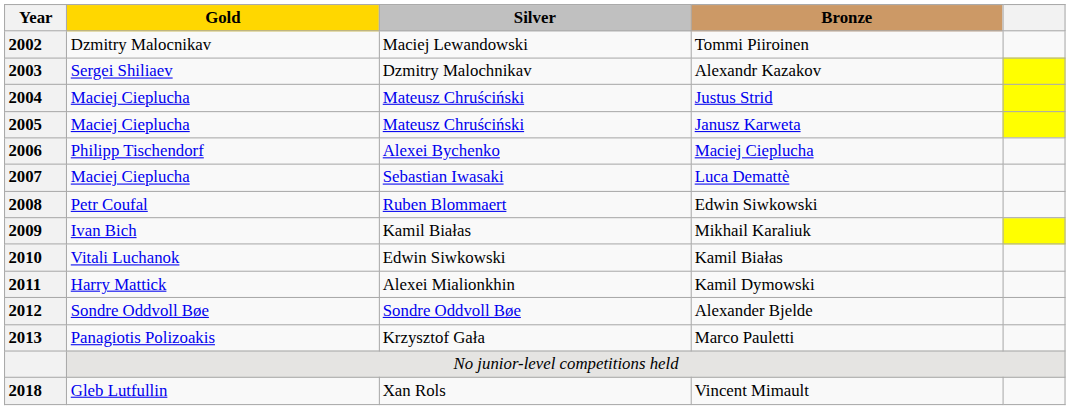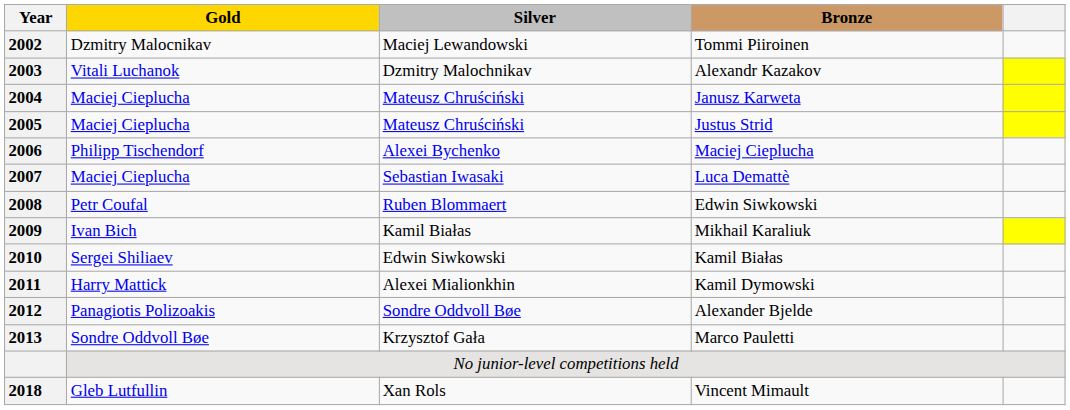(122, 71) Sergei Shiliaev -> (125, 71) Vitali Luchanok
(734, 97) Justus Strid -> (748, 97) Janusz Karweta
(748, 124) Janusz Karweta -> (734, 124) Justus Strid
(125, 257) Vitali Luchanok -> (122, 257) Sergei Shiliaev
(140, 310) Sondre Oddvoll Bøe -> (143, 310) Panagiotis Polizoakis
(143, 337) Panagiotis Polizoakis -> (140, 337) Sondre Oddvoll Bøe
